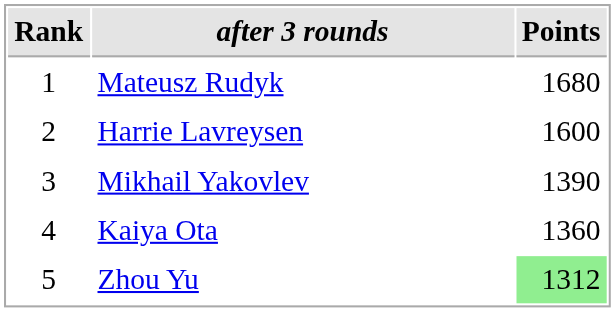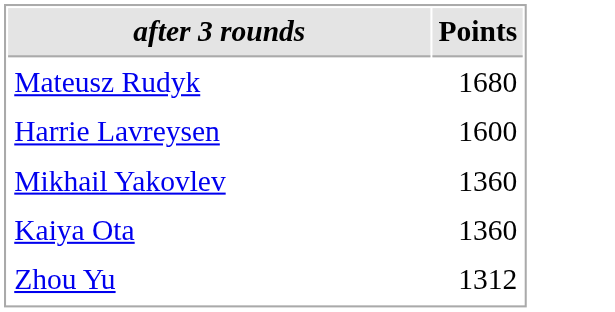- column: (49, 31)
(571, 180) 1390 -> (488, 180) 1360
(571, 279) lightgreen background -> (488, 279) no background
